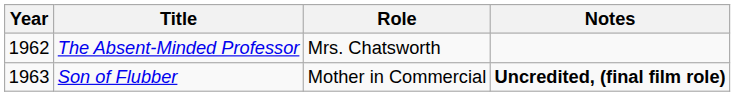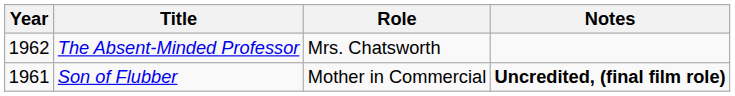(29, 76) 1963 -> (29, 76) 1961
